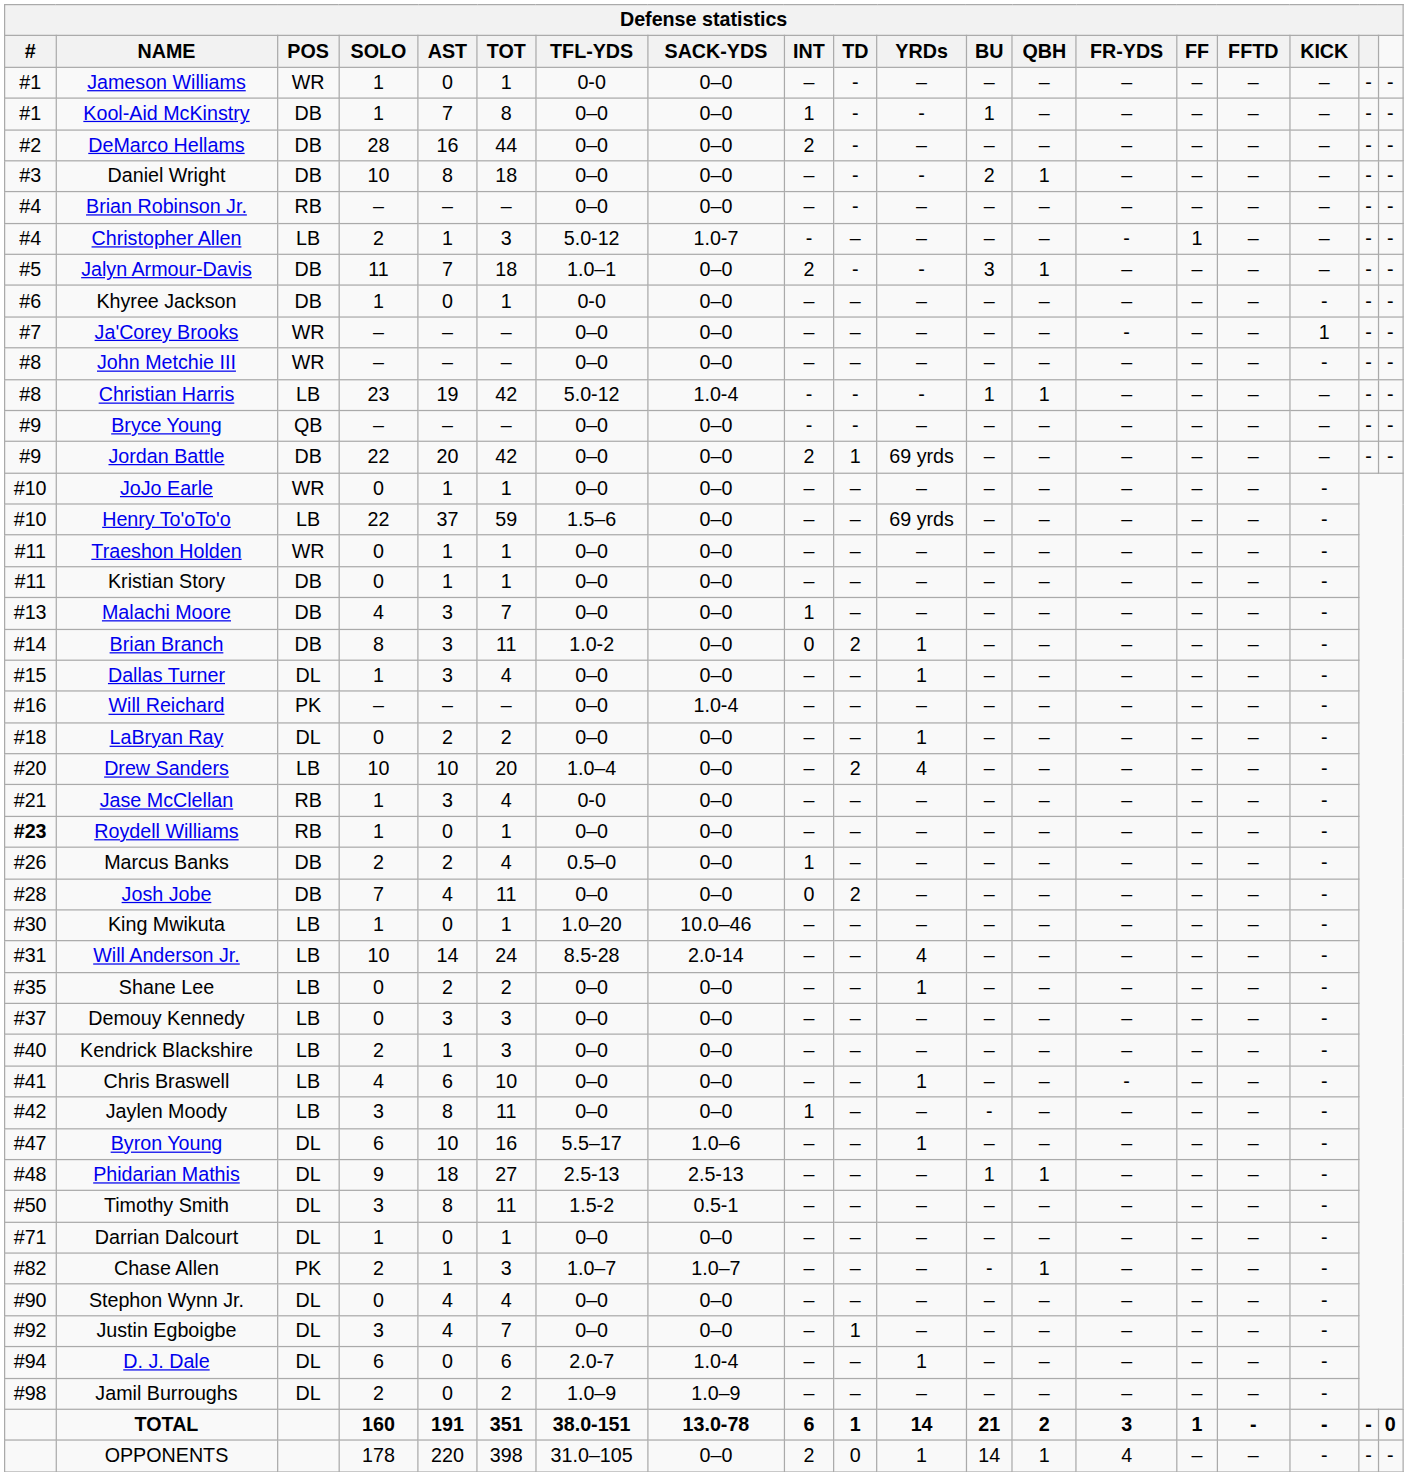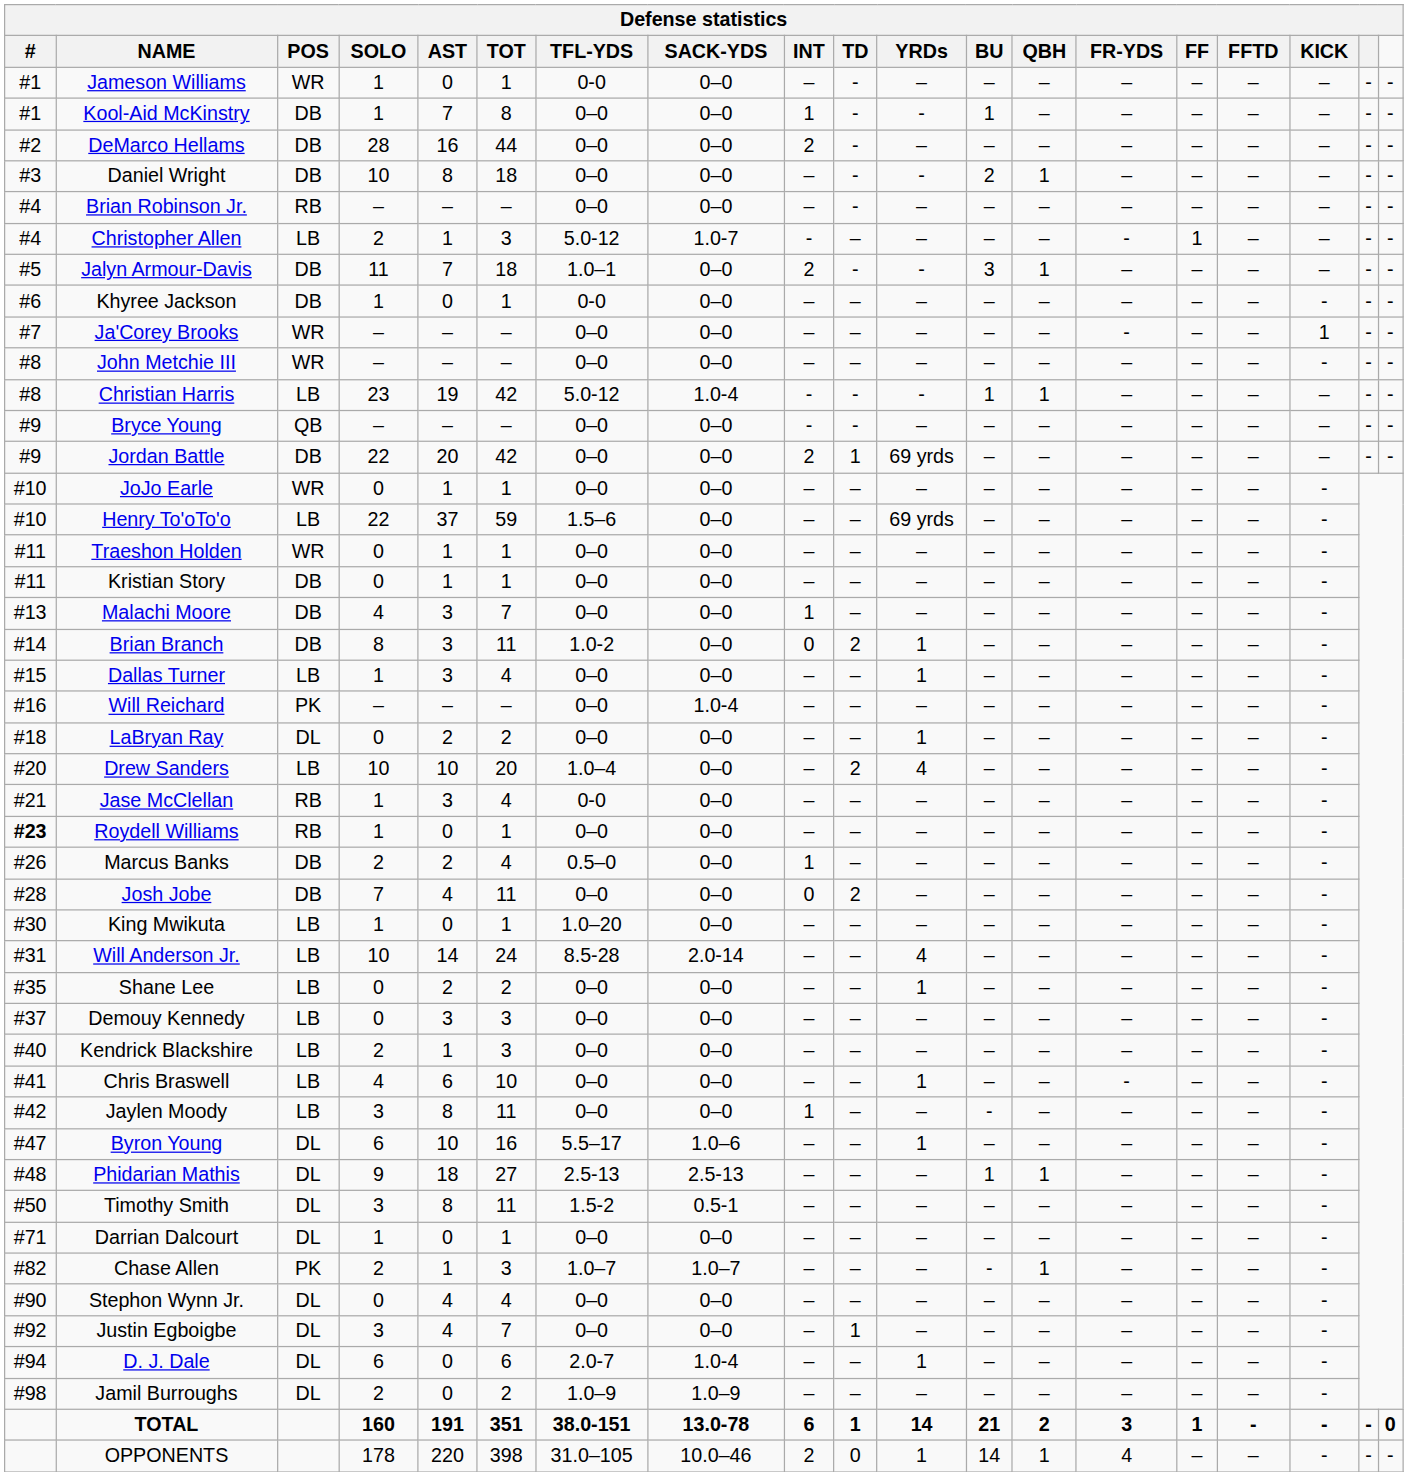(308, 675) DL -> (308, 675) LB
(716, 925) 10.0–46 -> (716, 925) 0–0
(716, 1455) 0–0 -> (716, 1455) 10.0–46
